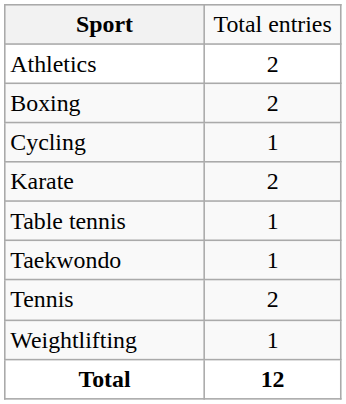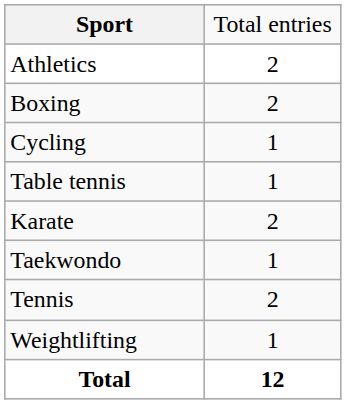rows swapped: (42, 181) <-> (68, 221)
